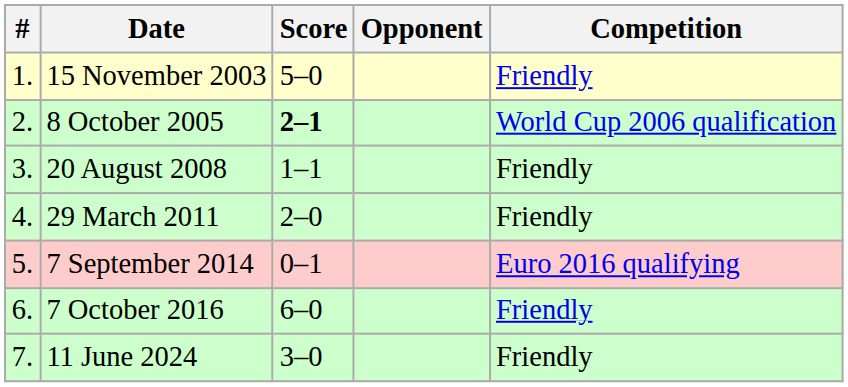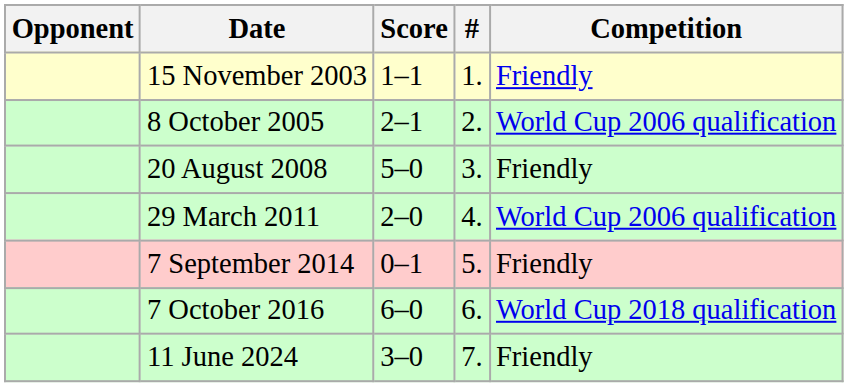columns swapped: (22, 28) <-> (422, 28)
(301, 75) 5–0 -> (402, 75) 1–1
(301, 122) bold -> (402, 122) normal
(301, 169) 1–1 -> (402, 169) 5–0
(544, 216) Friendly -> (666, 216) World Cup 2006 qualification
(618, 263) Euro 2016 qualifying -> (544, 263) Friendly
(544, 310) Friendly -> (666, 310) World Cup 2018 qualification
